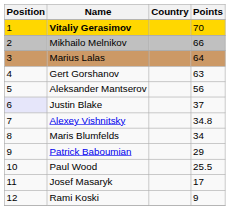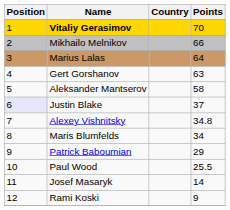(198, 89) 56 -> (198, 89) 58
(198, 182) 17 -> (198, 182) 14
